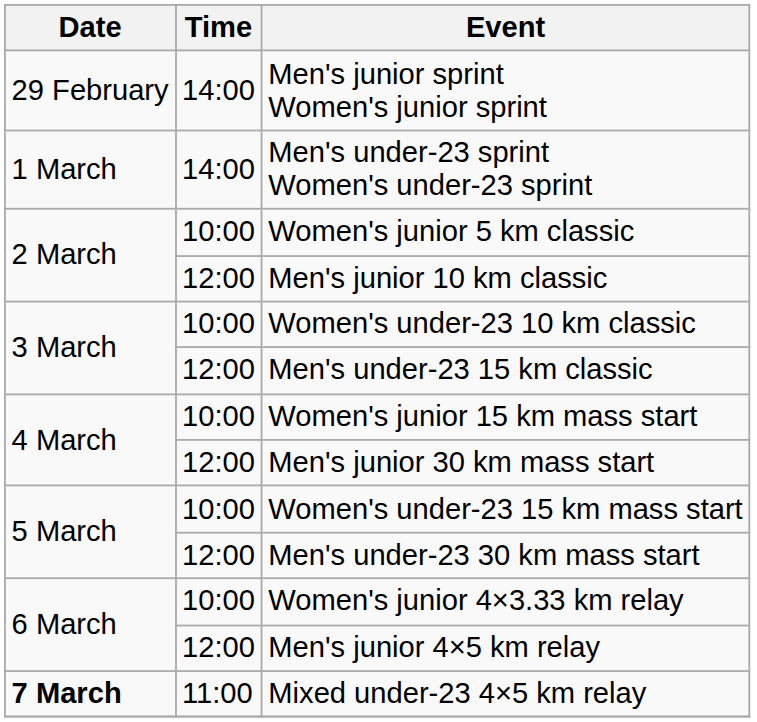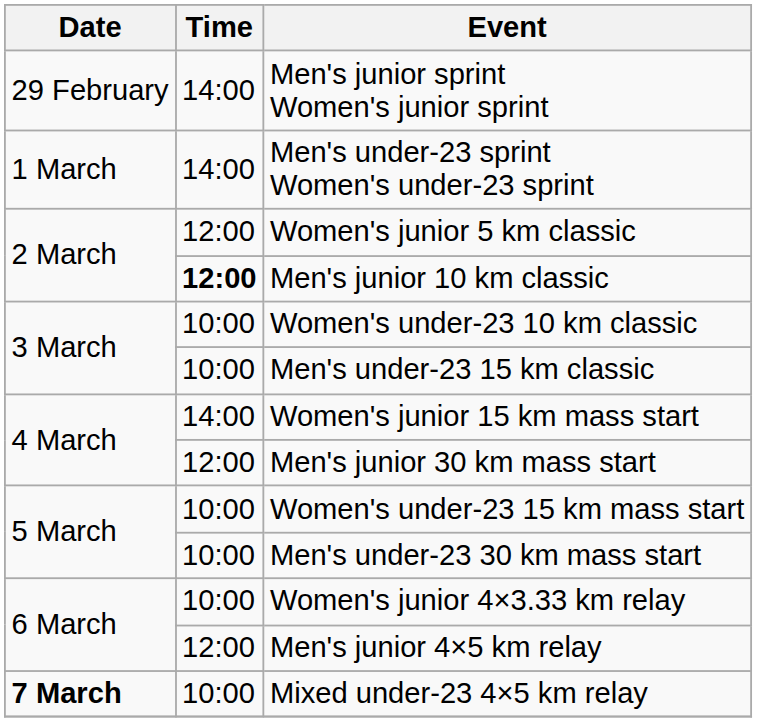(218, 231) 10:00 -> (218, 231) 12:00
(218, 277) normal -> (219, 277) bold
(218, 370) 12:00 -> (218, 370) 10:00
(218, 416) 10:00 -> (218, 416) 14:00
(218, 554) 12:00 -> (218, 554) 10:00
(217, 693) 11:00 -> (218, 693) 10:00
